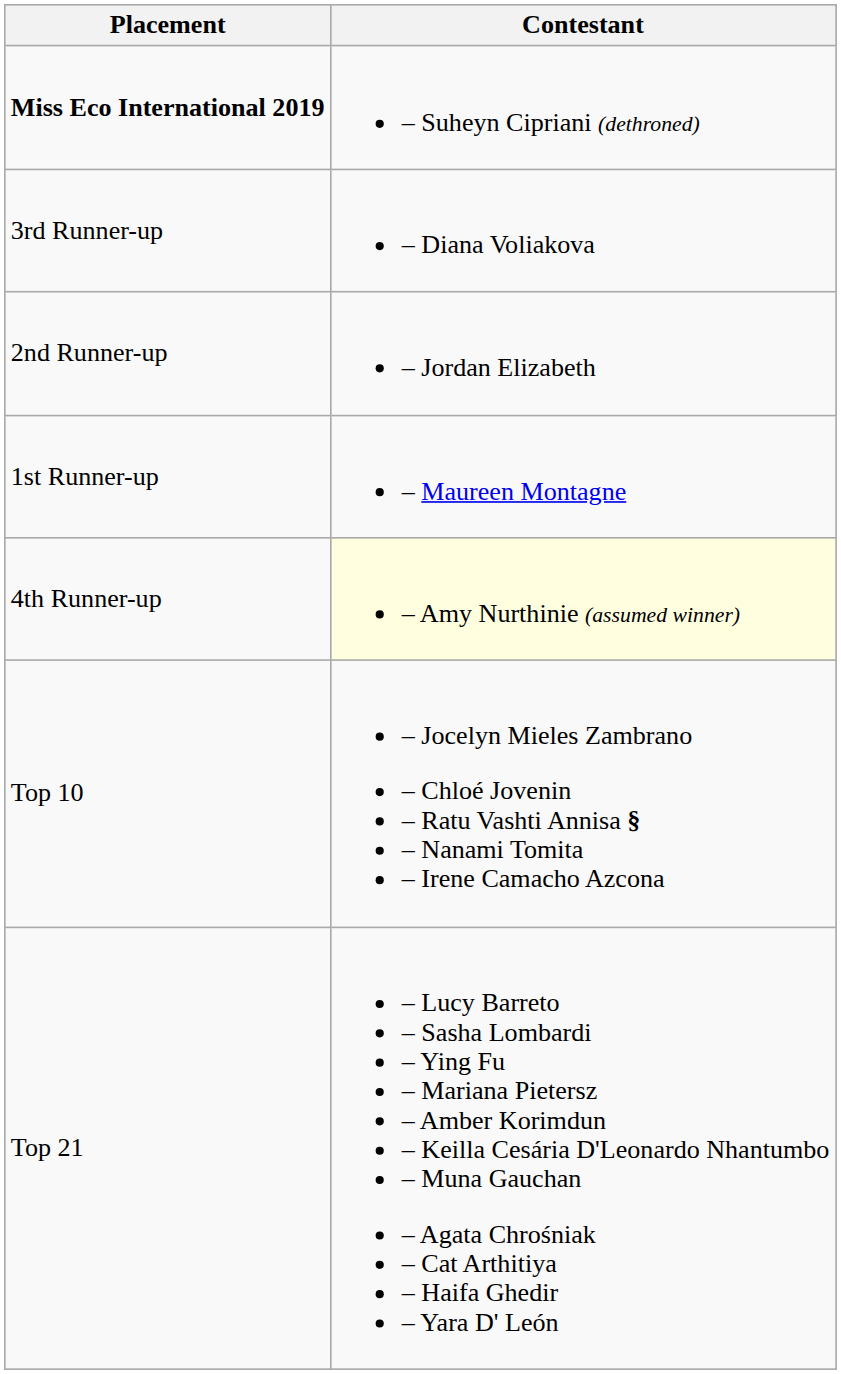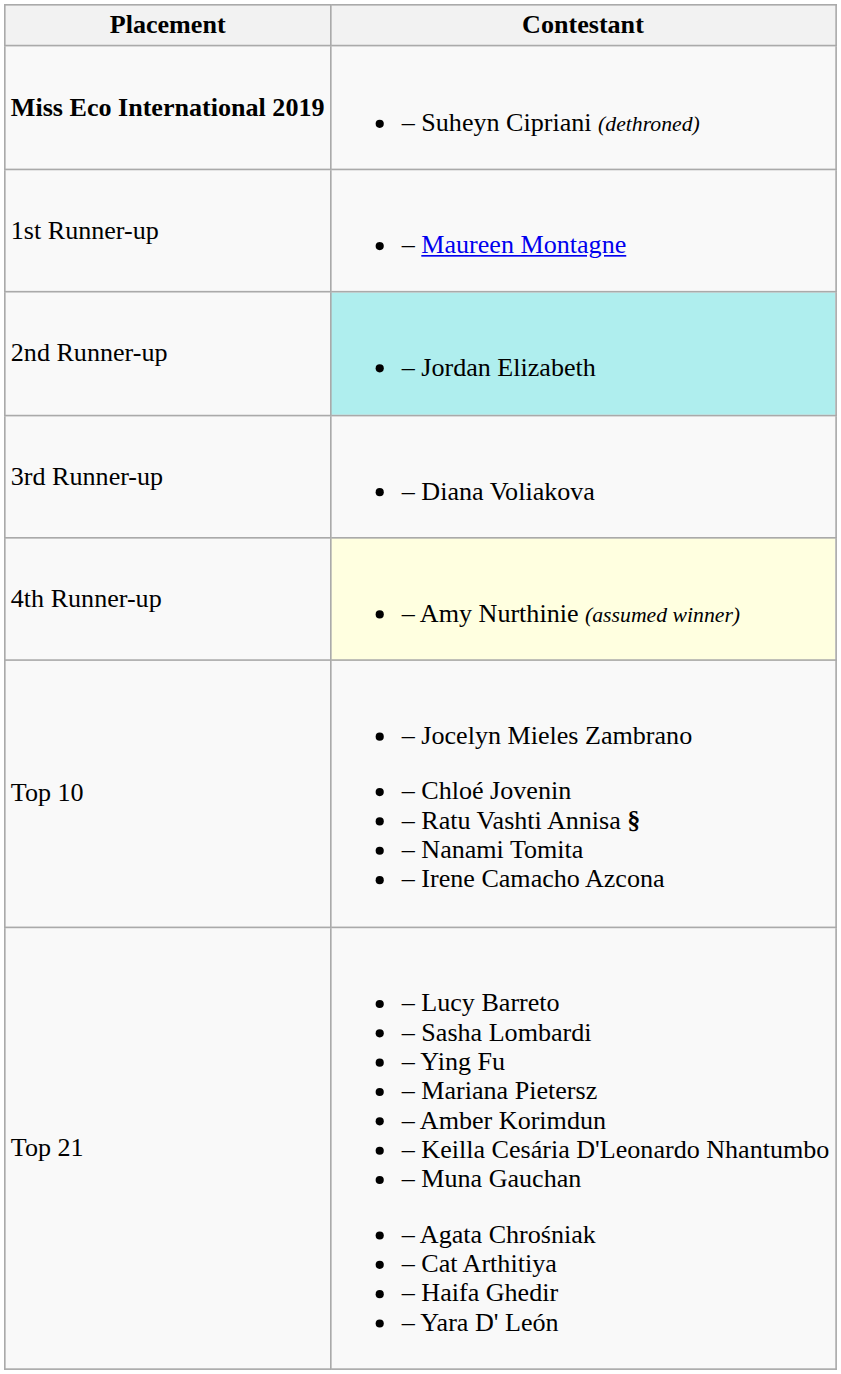rows swapped: (85, 475) <-> (87, 230)
(583, 368) no background -> (583, 368) paleturquoise background
